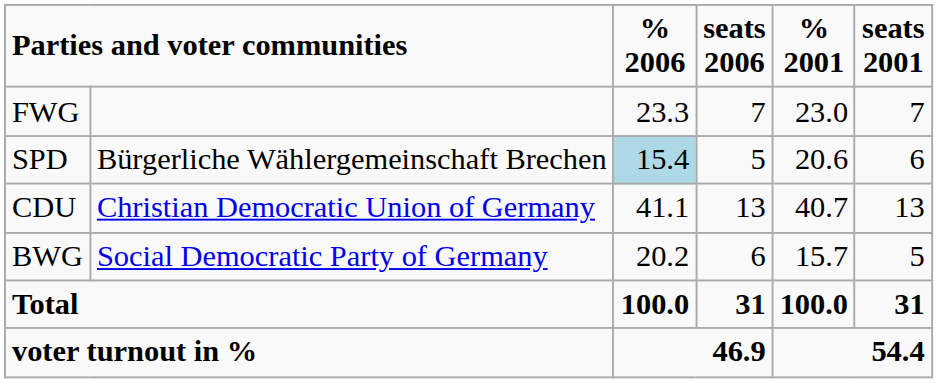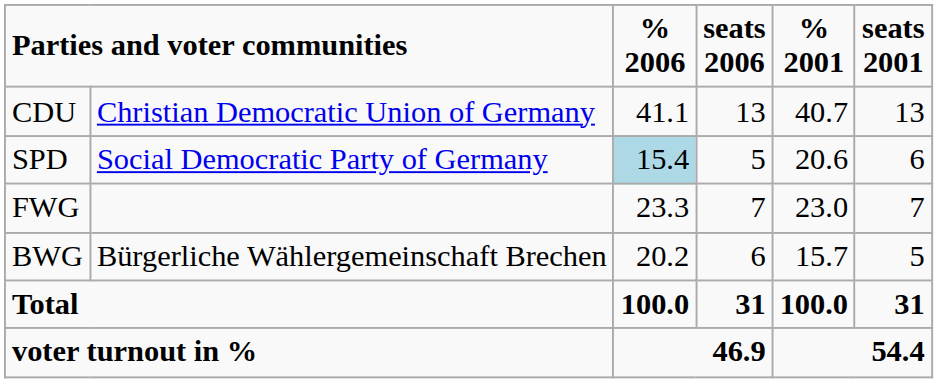rows swapped: (44, 207) <-> (46, 111)
(352, 159) Bürgerliche Wählergemeinschaft Brechen -> (322, 159) Social Democratic Party of Germany
(322, 255) Social Democratic Party of Germany -> (352, 255) Bürgerliche Wählergemeinschaft Brechen
